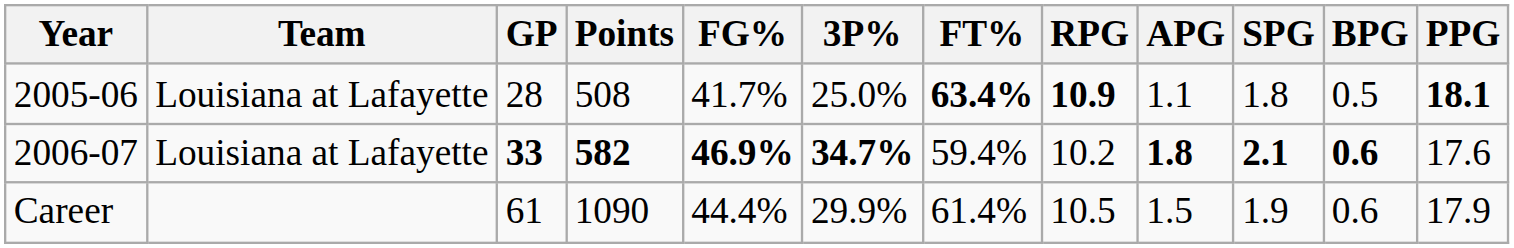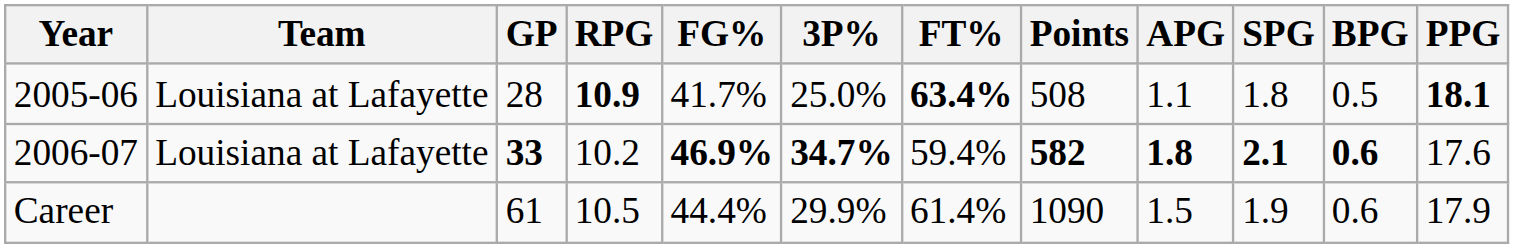columns swapped: (624, 34) <-> (1090, 34)
